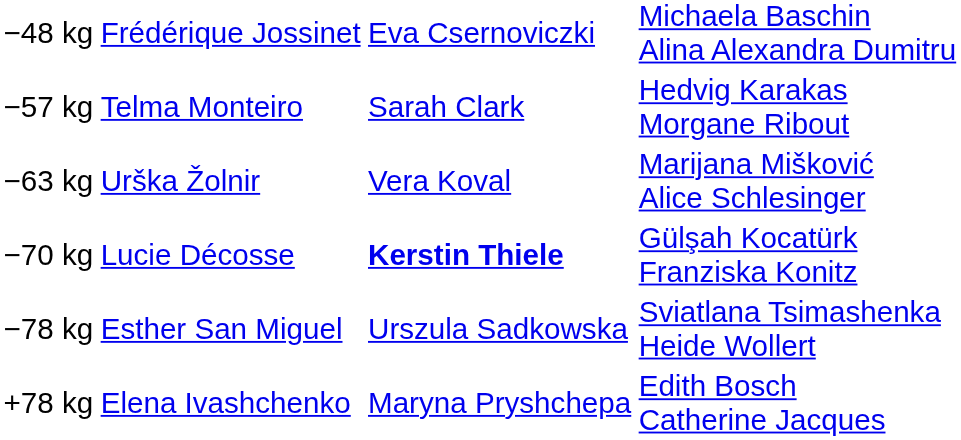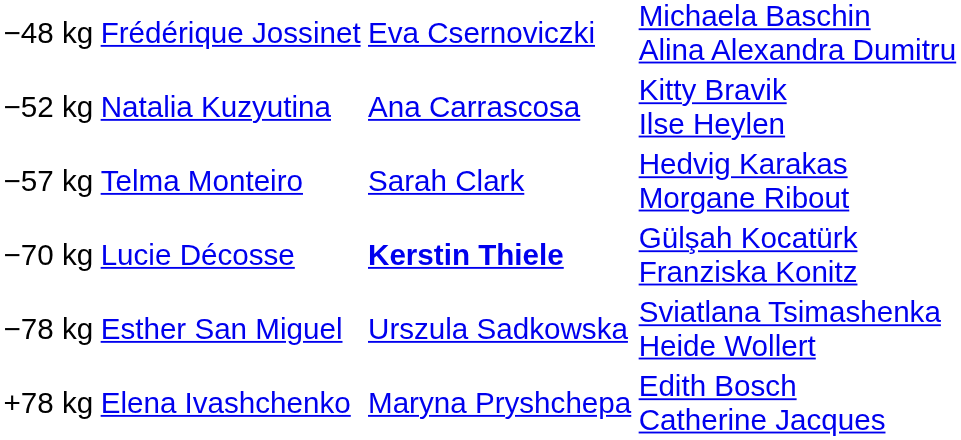+ row: (48, 107)
- row: (48, 181)
